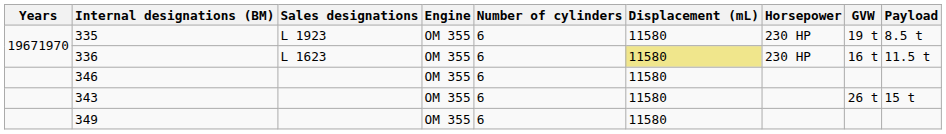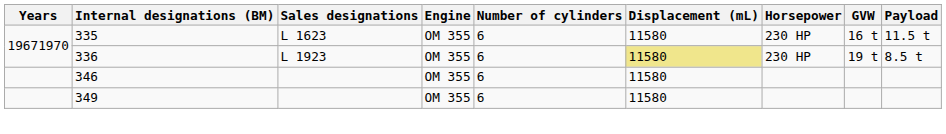(303, 36) L 1923 -> (303, 36) L 1623
(863, 36) 19 t -> (863, 36) 16 t
(904, 36) 8.5 t -> (907, 36) 11.5 t
(303, 56) L 1623 -> (303, 56) L 1923
(863, 56) 16 t -> (863, 56) 19 t
(907, 56) 11.5 t -> (904, 56) 8.5 t
- row: (86, 98)
